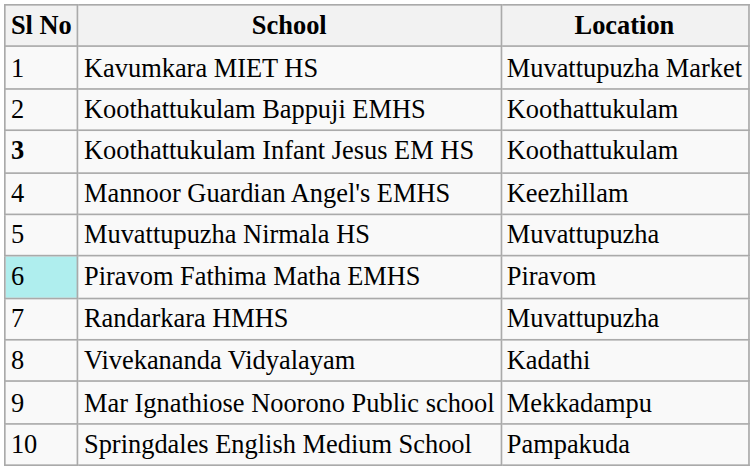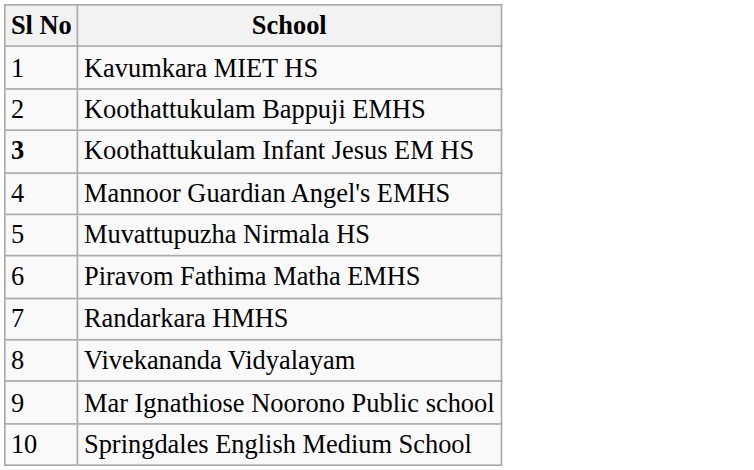- column: (624, 25)
(18, 276) paleturquoise background -> (18, 276) no background
